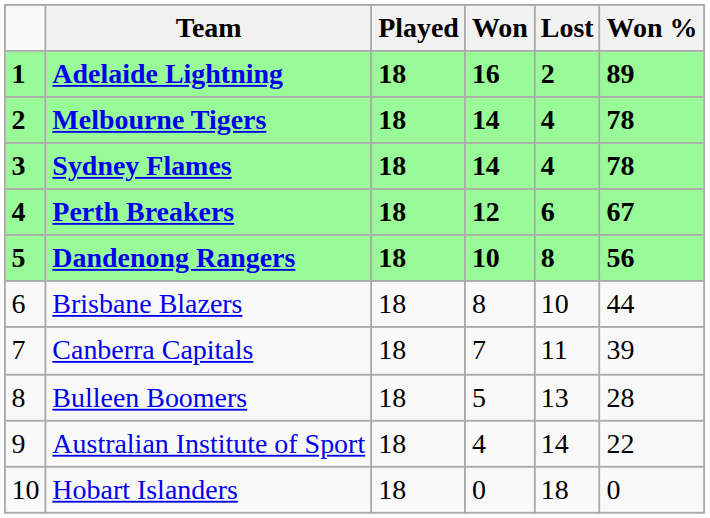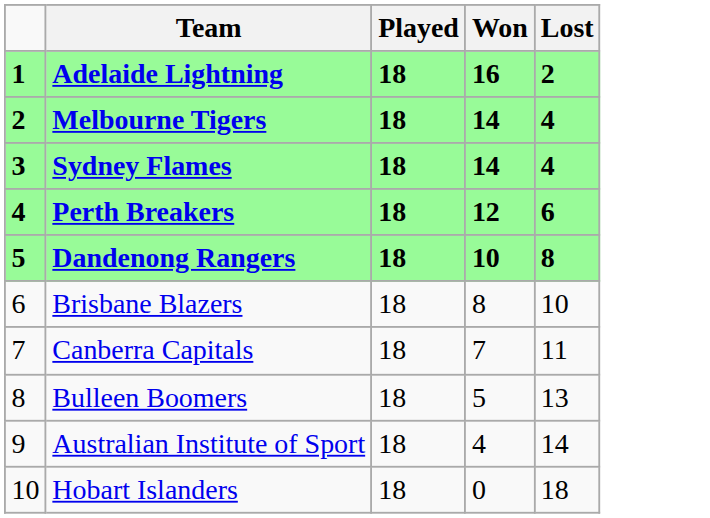- column: (652, 27)
